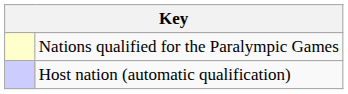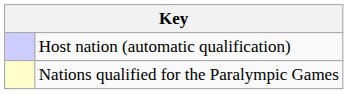rows swapped: (189, 46) <-> (165, 74)
